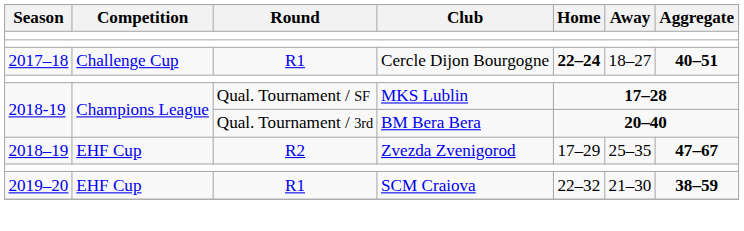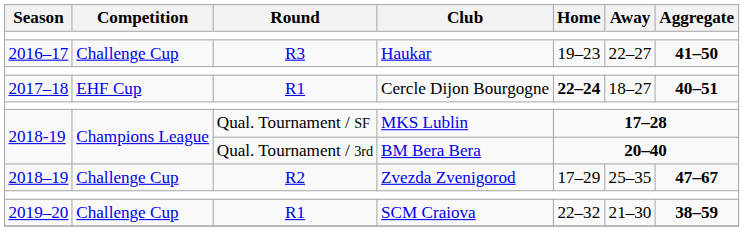+ row: (38, 53)
(127, 61) Challenge Cup -> (109, 88) EHF Cup
(109, 150) EHF Cup -> (127, 177) Challenge Cup
(109, 185) EHF Cup -> (127, 212) Challenge Cup
